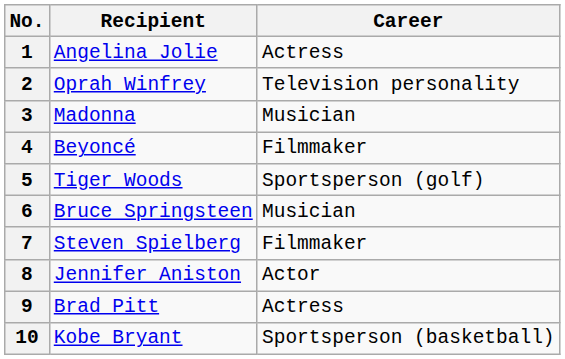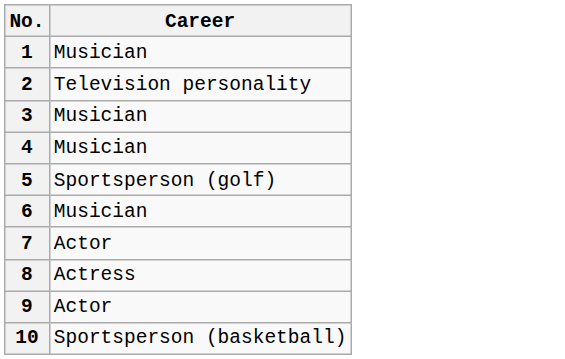- column: (153, 21)
(303, 52) Actress -> (101, 52) Musician
(315, 148) Filmmaker -> (101, 148) Musician
(315, 243) Filmmaker -> (83, 243) Actor
(291, 275) Actor -> (95, 275) Actress
(303, 307) Actress -> (83, 307) Actor
